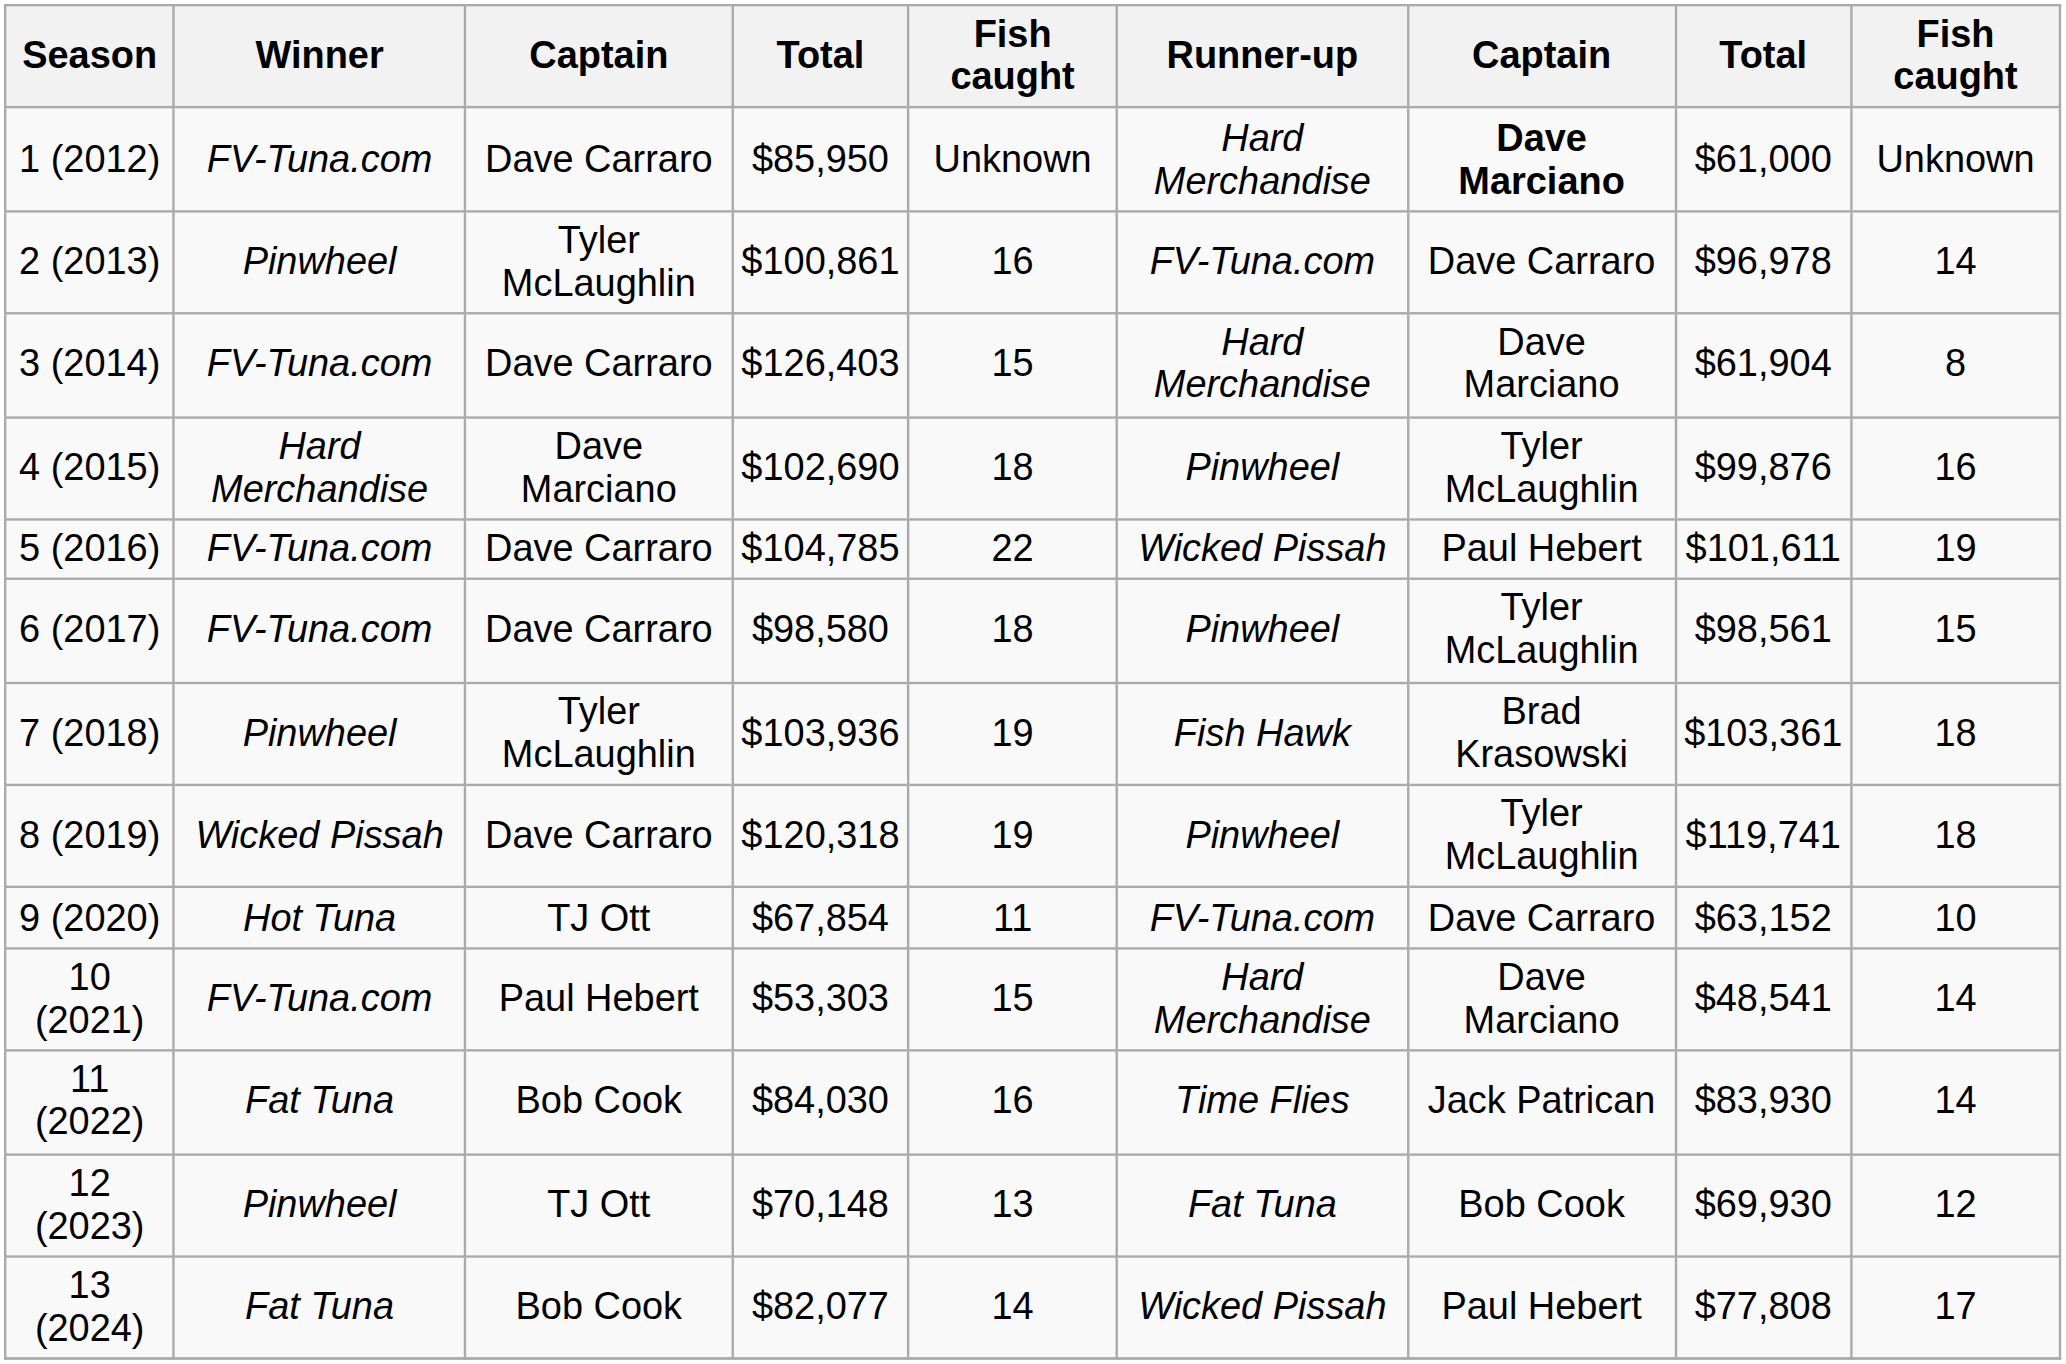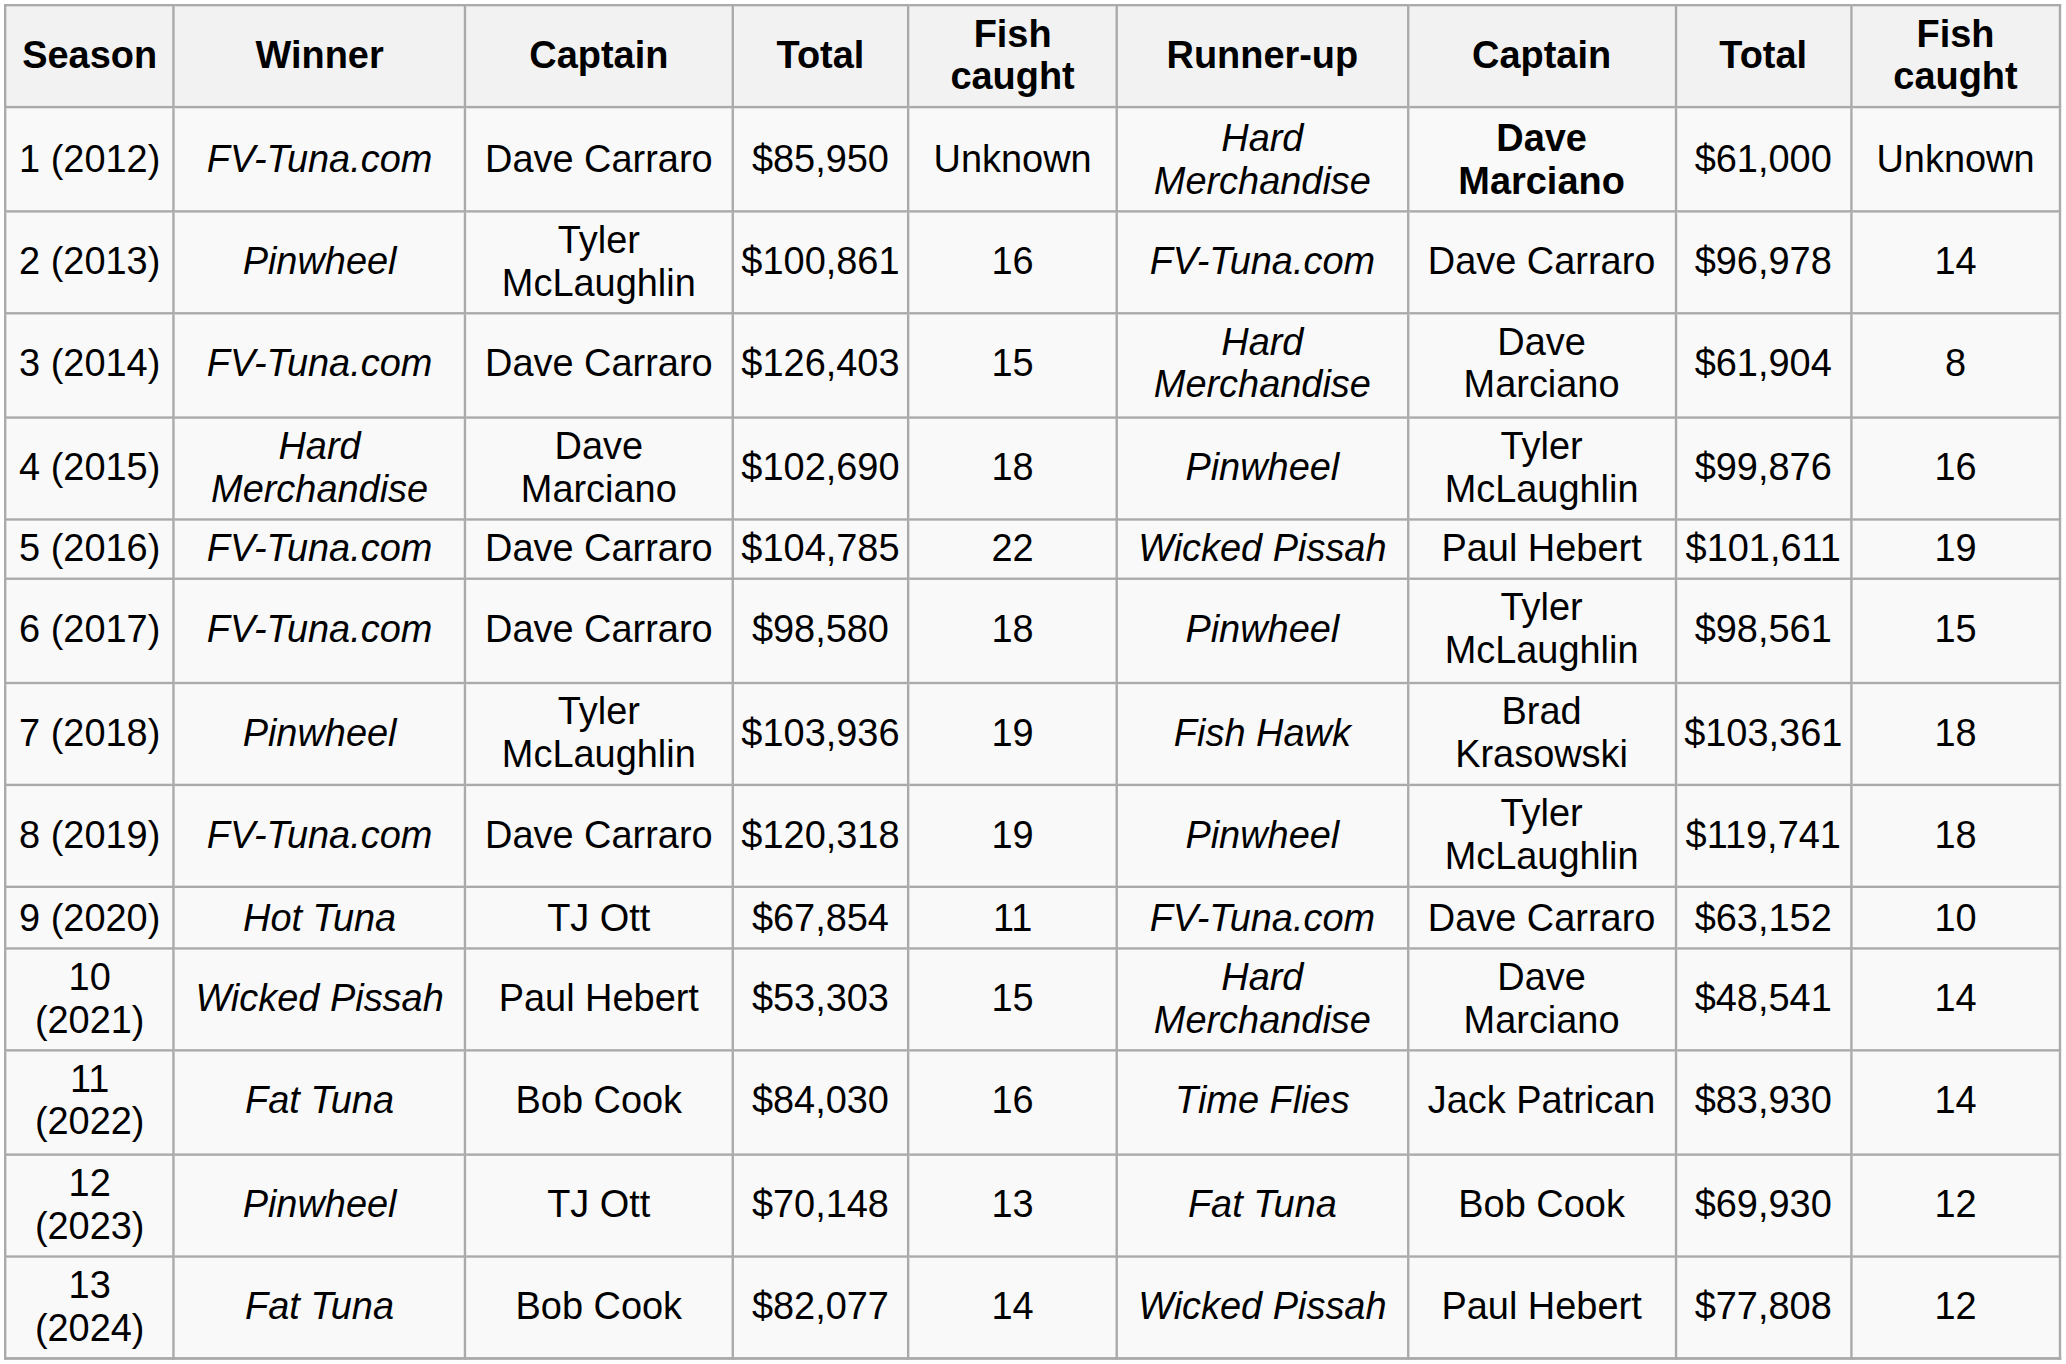(320, 835) Wicked Pissah -> (320, 835) FV-Tuna.com
(320, 998) FV-Tuna.com -> (320, 998) Wicked Pissah
(1955, 1306) 17 -> (1955, 1306) 12
